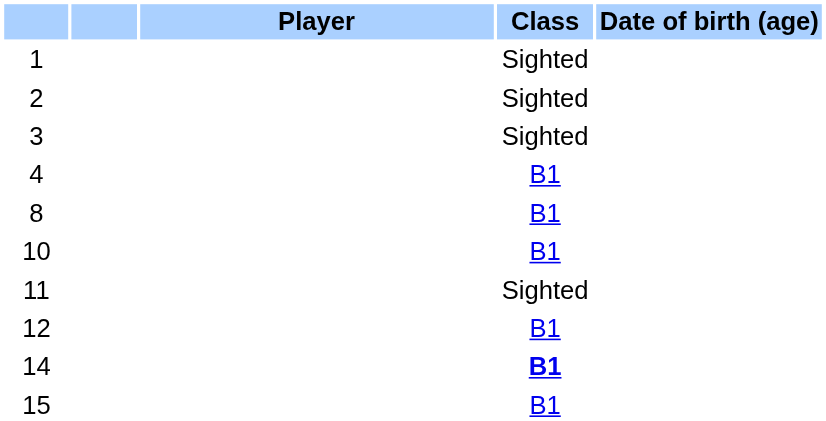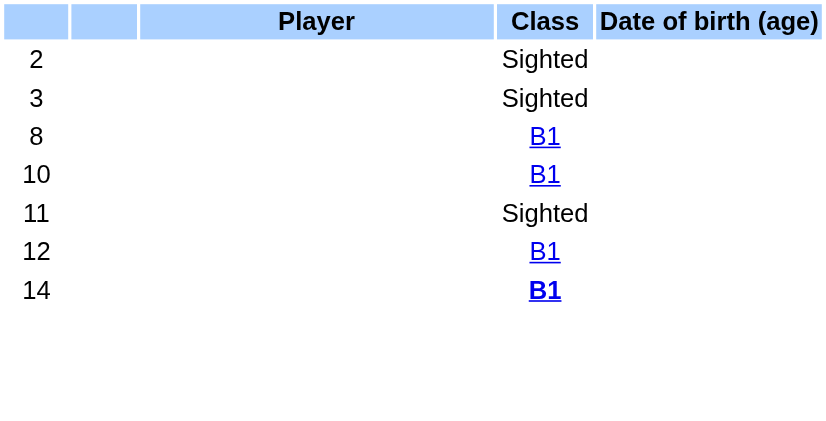- row: (36, 59)
- row: (36, 175)
- row: (36, 405)
